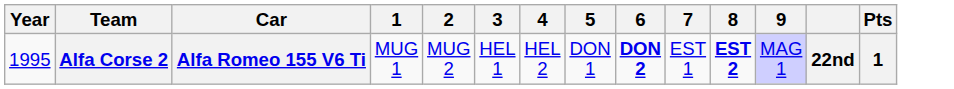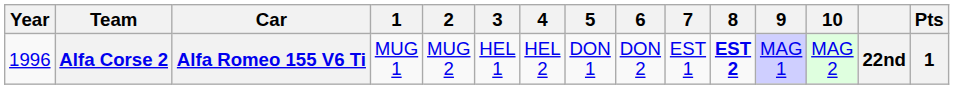+ column: (832, 19)
(30, 59) 1995 -> (30, 59) 1996
(640, 59) bold -> (640, 59) normal
